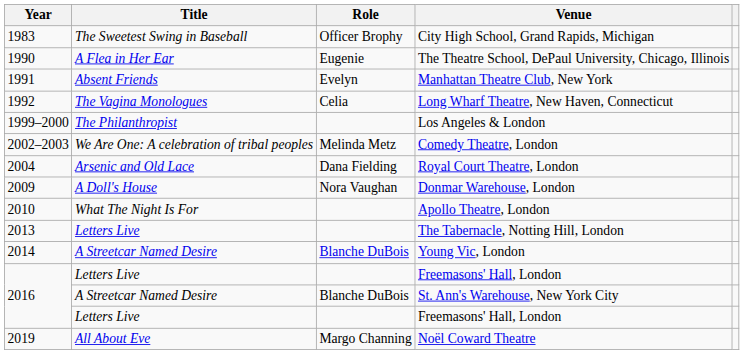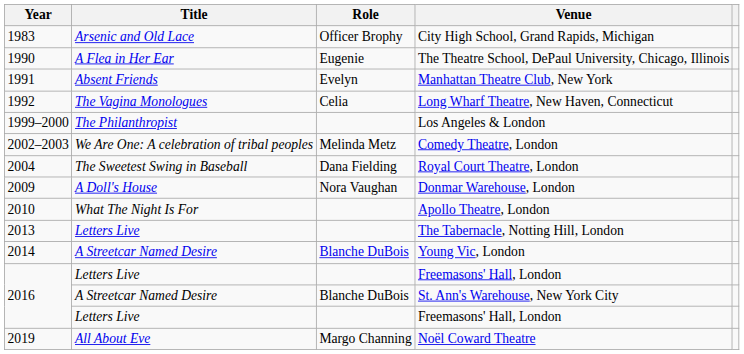(161, 36) The Sweetest Swing in Baseball -> (135, 36) Arsenic and Old Lace
(135, 166) Arsenic and Old Lace -> (161, 166) The Sweetest Swing in Baseball
